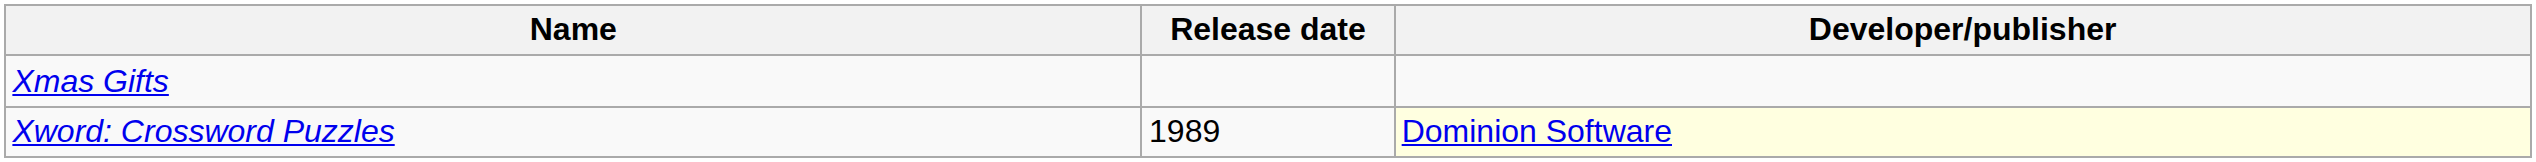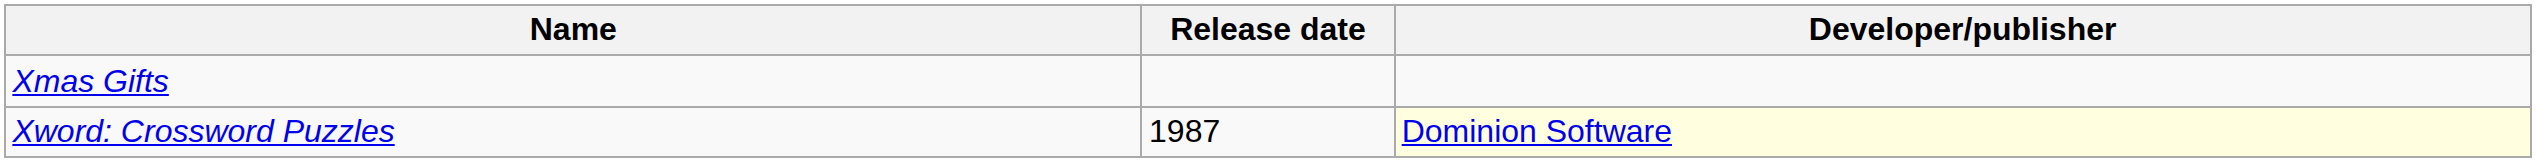(1185, 131) 1989 -> (1185, 131) 1987
